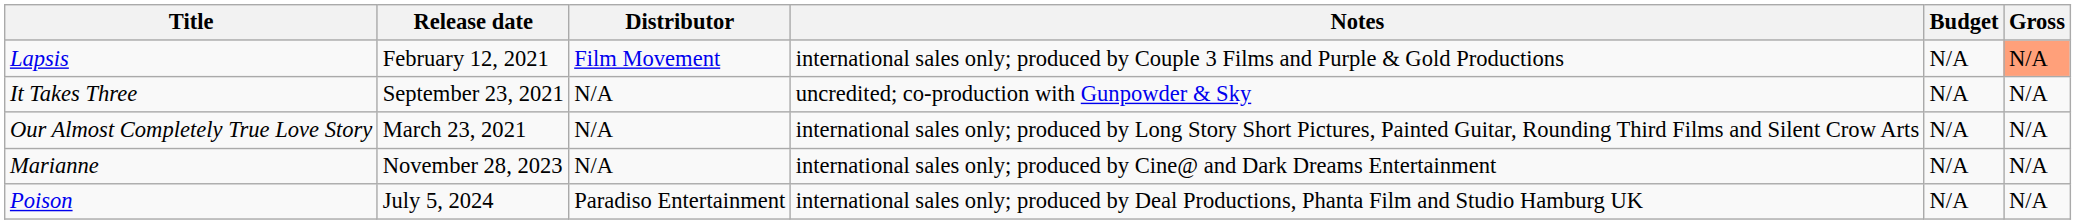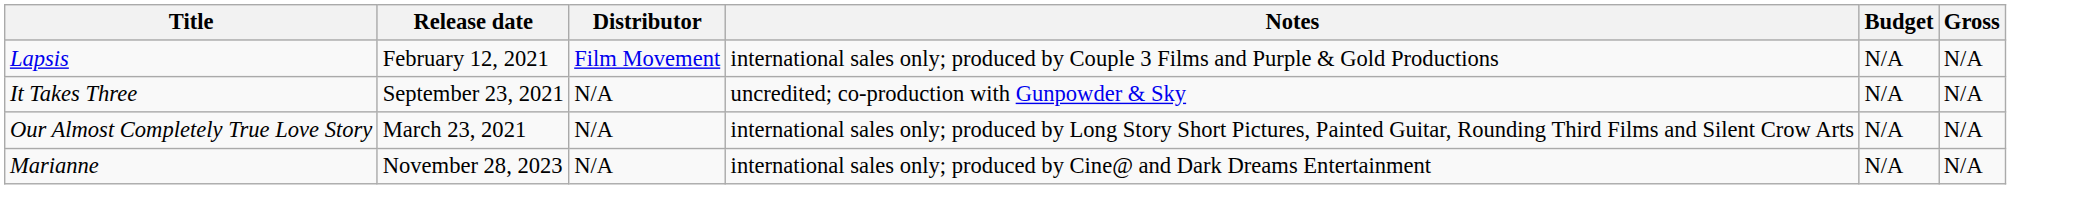(2028, 58) lightsalmon background -> (1963, 58) no background
- row: (41, 201)
